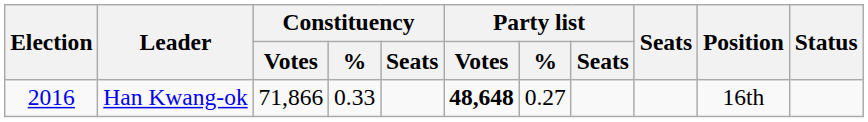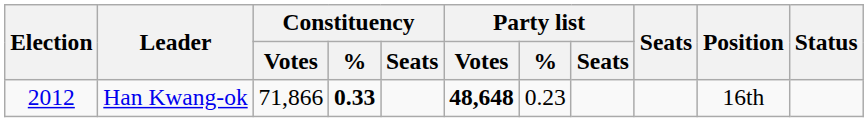(51, 97) 2016 -> (51, 97) 2012
(355, 97) normal -> (355, 97) bold
(545, 97) 0.27 -> (545, 97) 0.23
